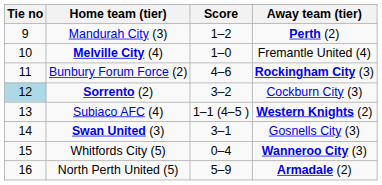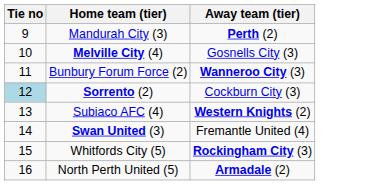- column: (221, 14)
(314, 53) Fremantle United (4) -> (252, 53) Gosnells City (3)
(314, 72) Rockingham City (3) -> (252, 72) Wanneroo City (3)
(314, 131) Gosnells City (3) -> (252, 131) Fremantle United (4)
(314, 151) Wanneroo City (3) -> (252, 151) Rockingham City (3)
